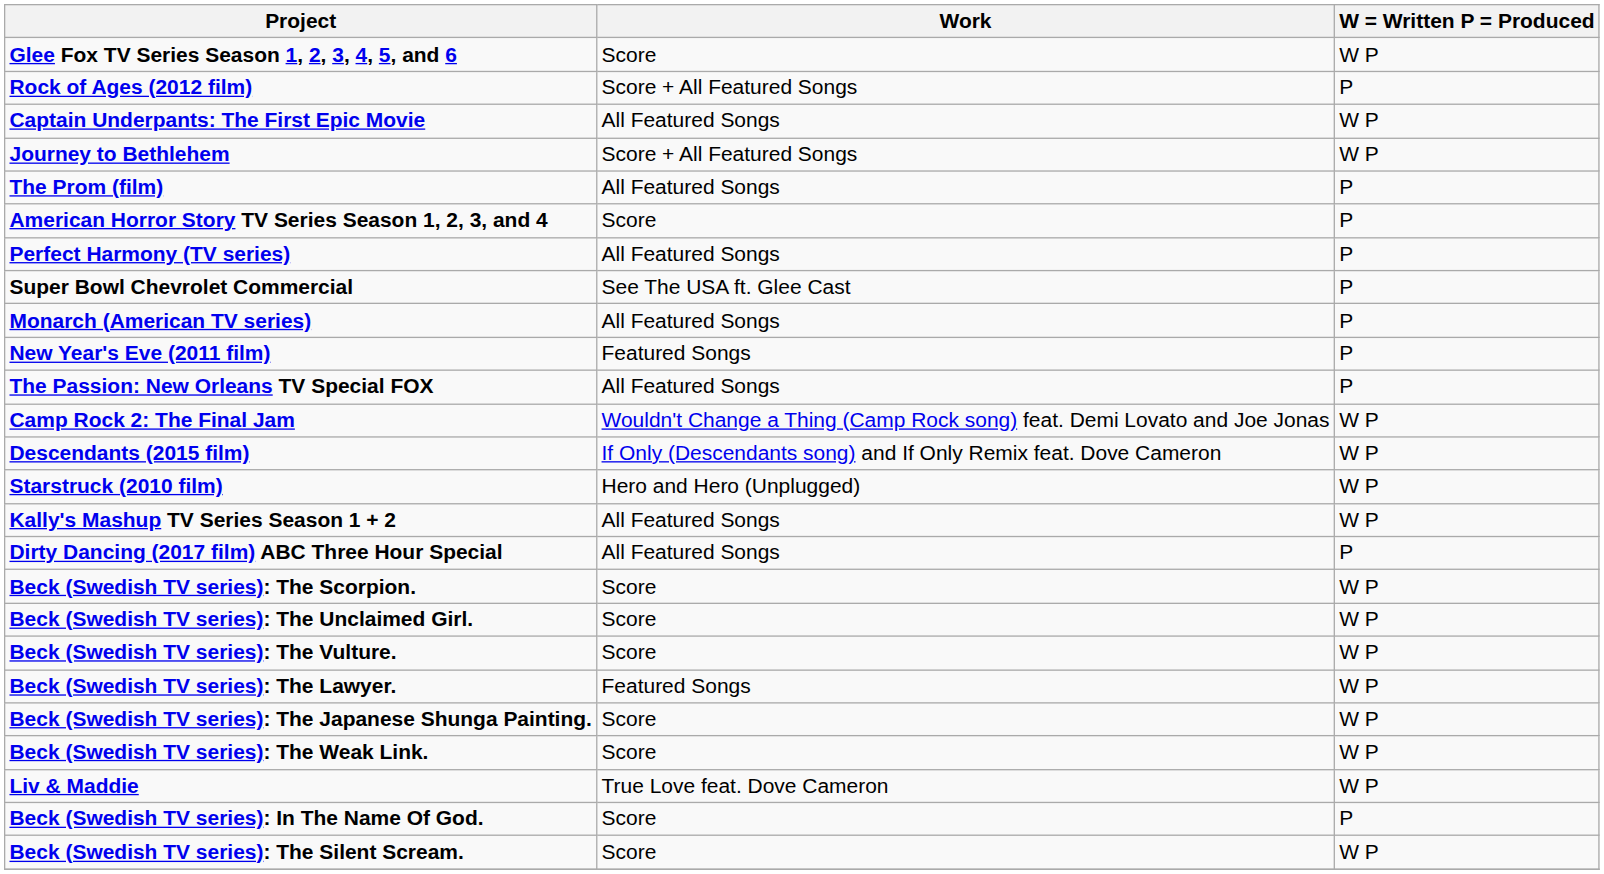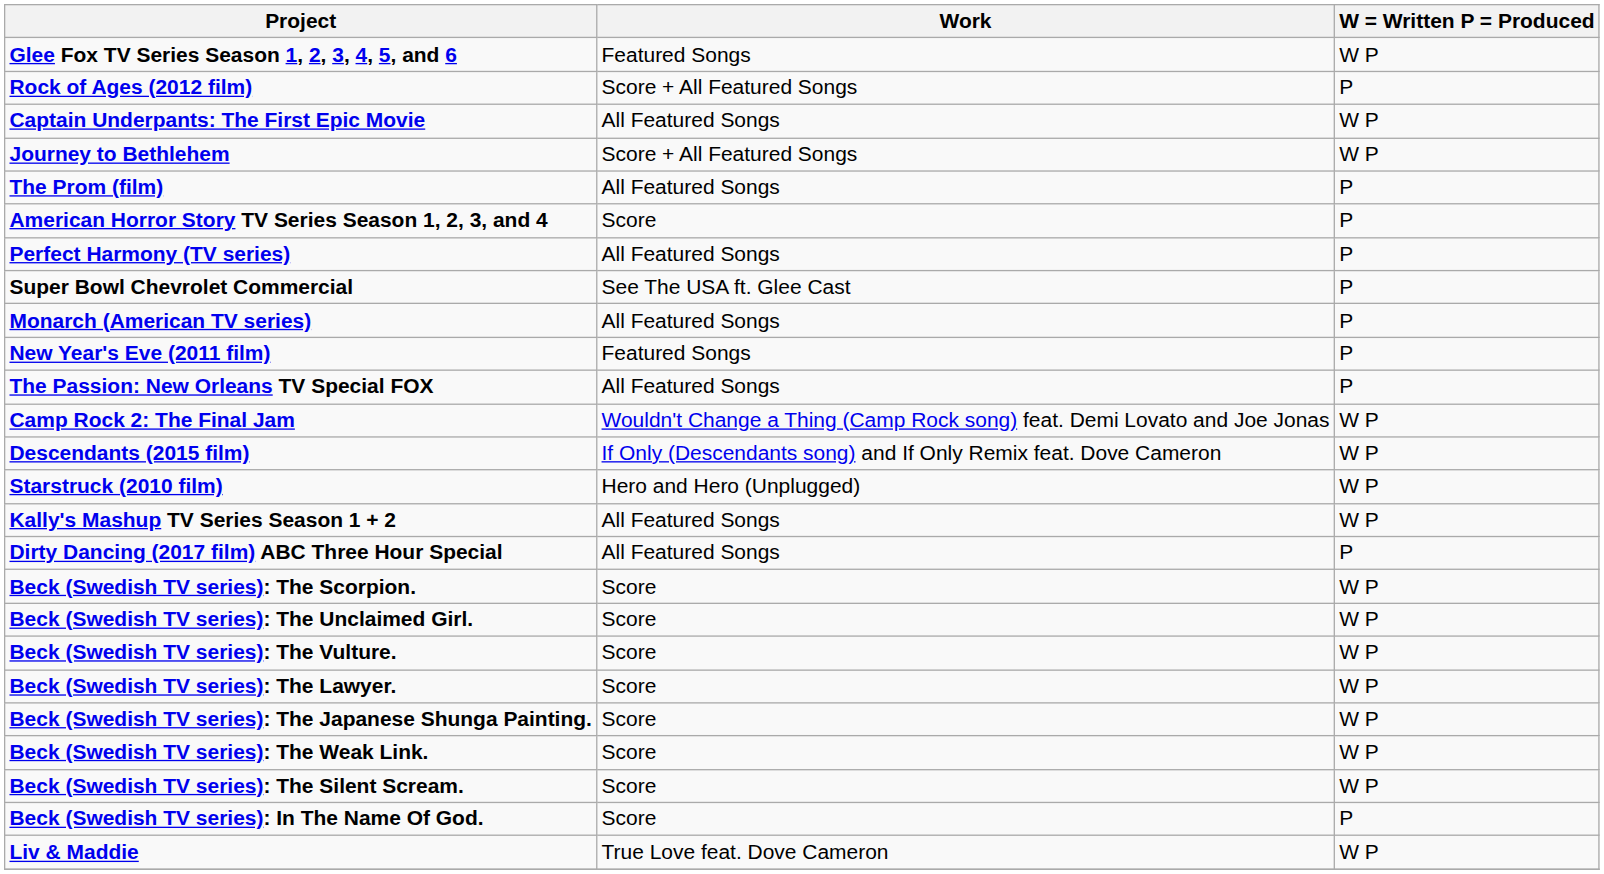(629, 54) Score -> (676, 54) Featured Songs
(676, 685) Featured Songs -> (629, 685) Score
rows swapped: (237, 852) <-> (74, 785)
